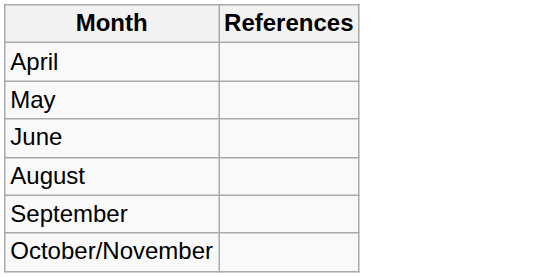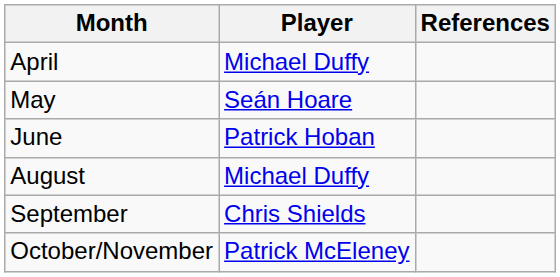+ column: (317, 23)
